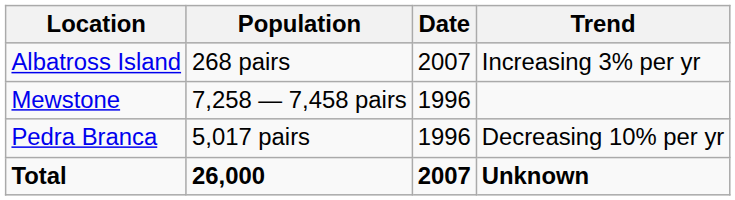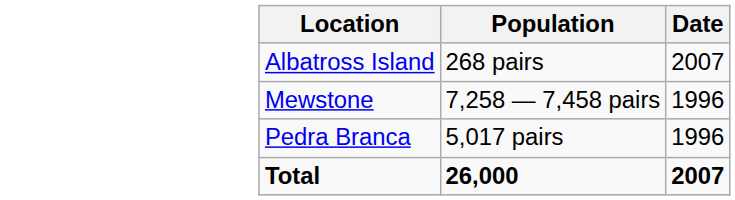- column: (603, 24)
